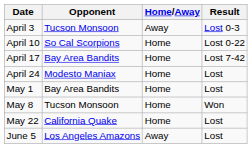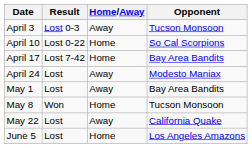columns swapped: (92, 12) <-> (225, 12)
(158, 74) Home -> (101, 74) Away
(158, 89) Home -> (101, 89) Away
(158, 120) Home -> (101, 120) Away
(157, 136) Away -> (102, 136) Home
